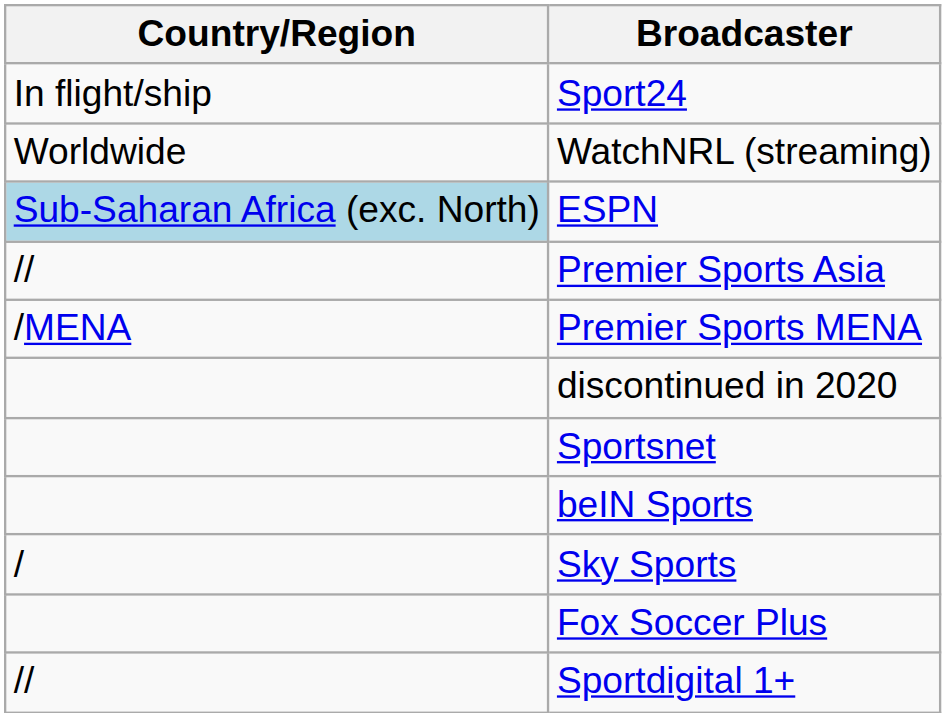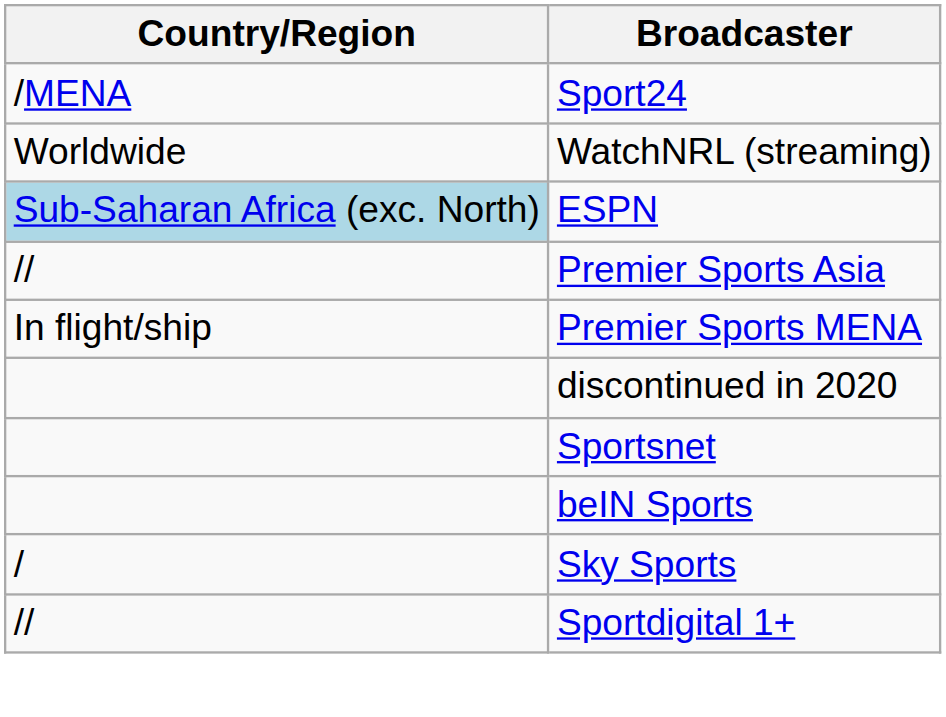(113, 92) In flight/ship -> (73, 92) /MENA
(73, 328) /MENA -> (113, 328) In flight/ship
- row: (692, 622)
